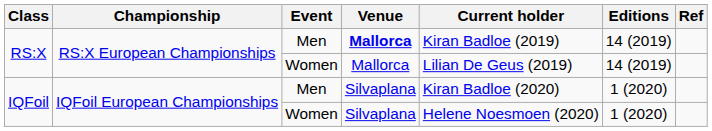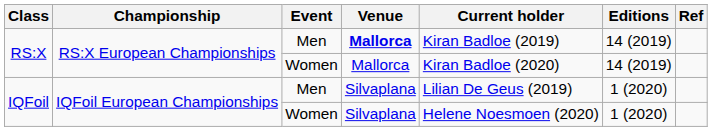(498, 65) Lilian De Geus (2019) -> (491, 65) Kiran Badloe (2020)
(491, 89) Kiran Badloe (2020) -> (498, 89) Lilian De Geus (2019)
